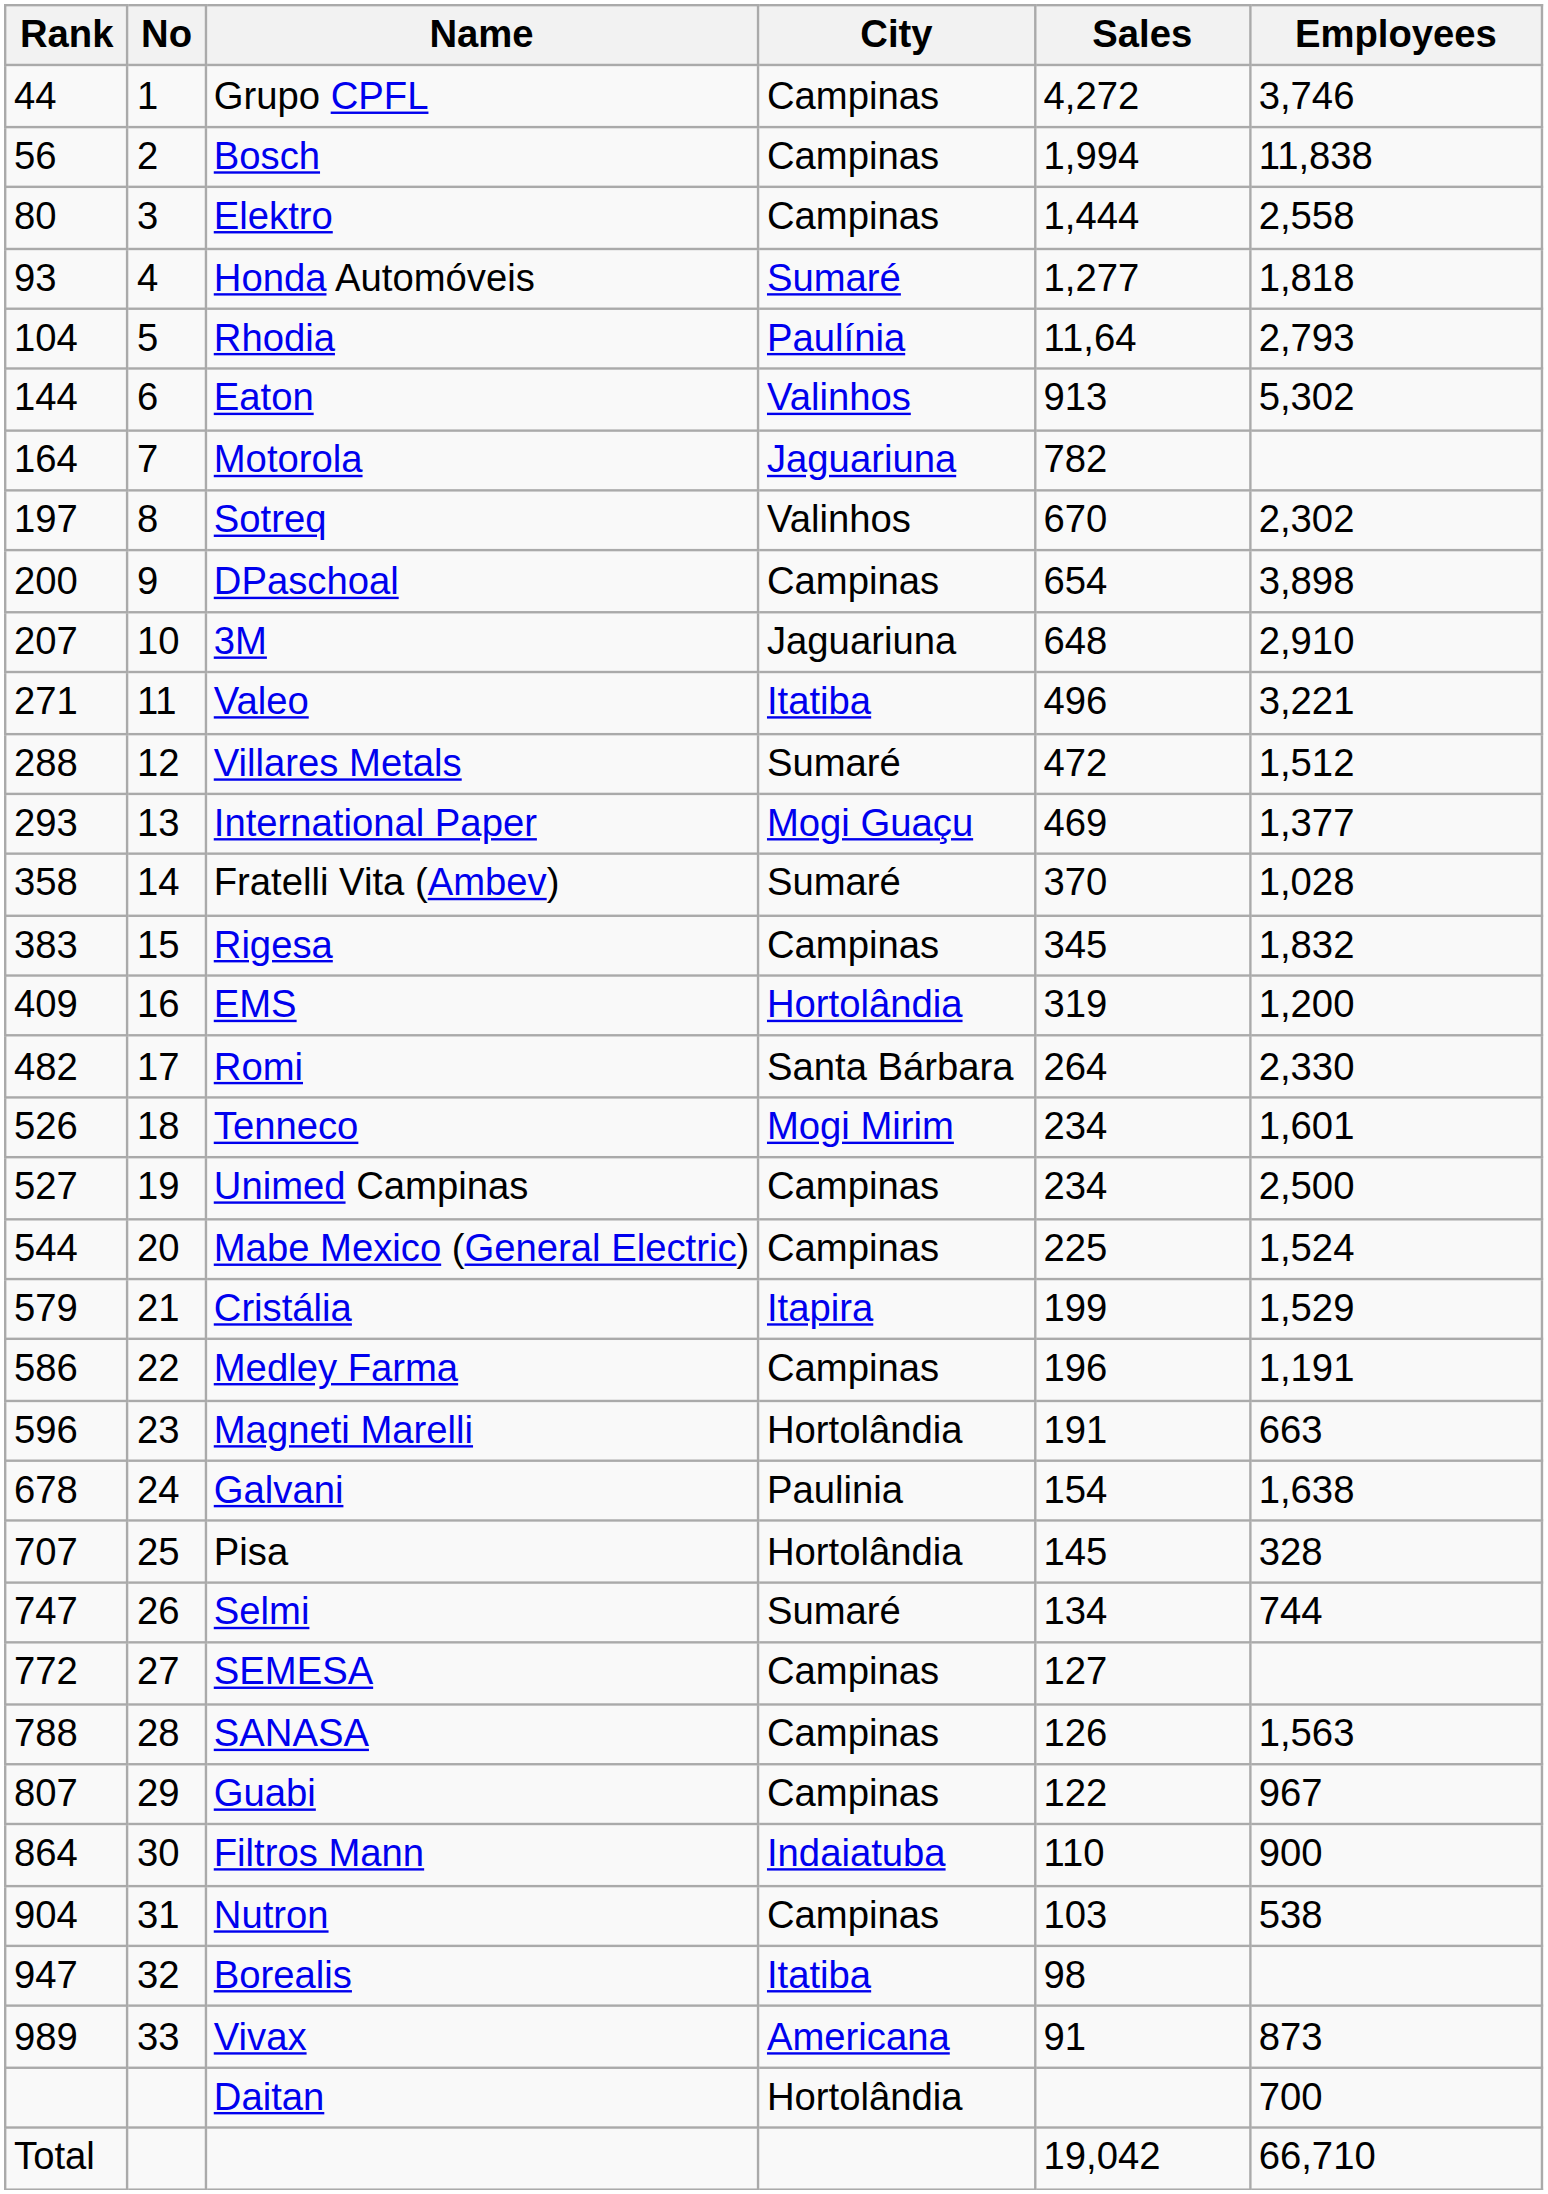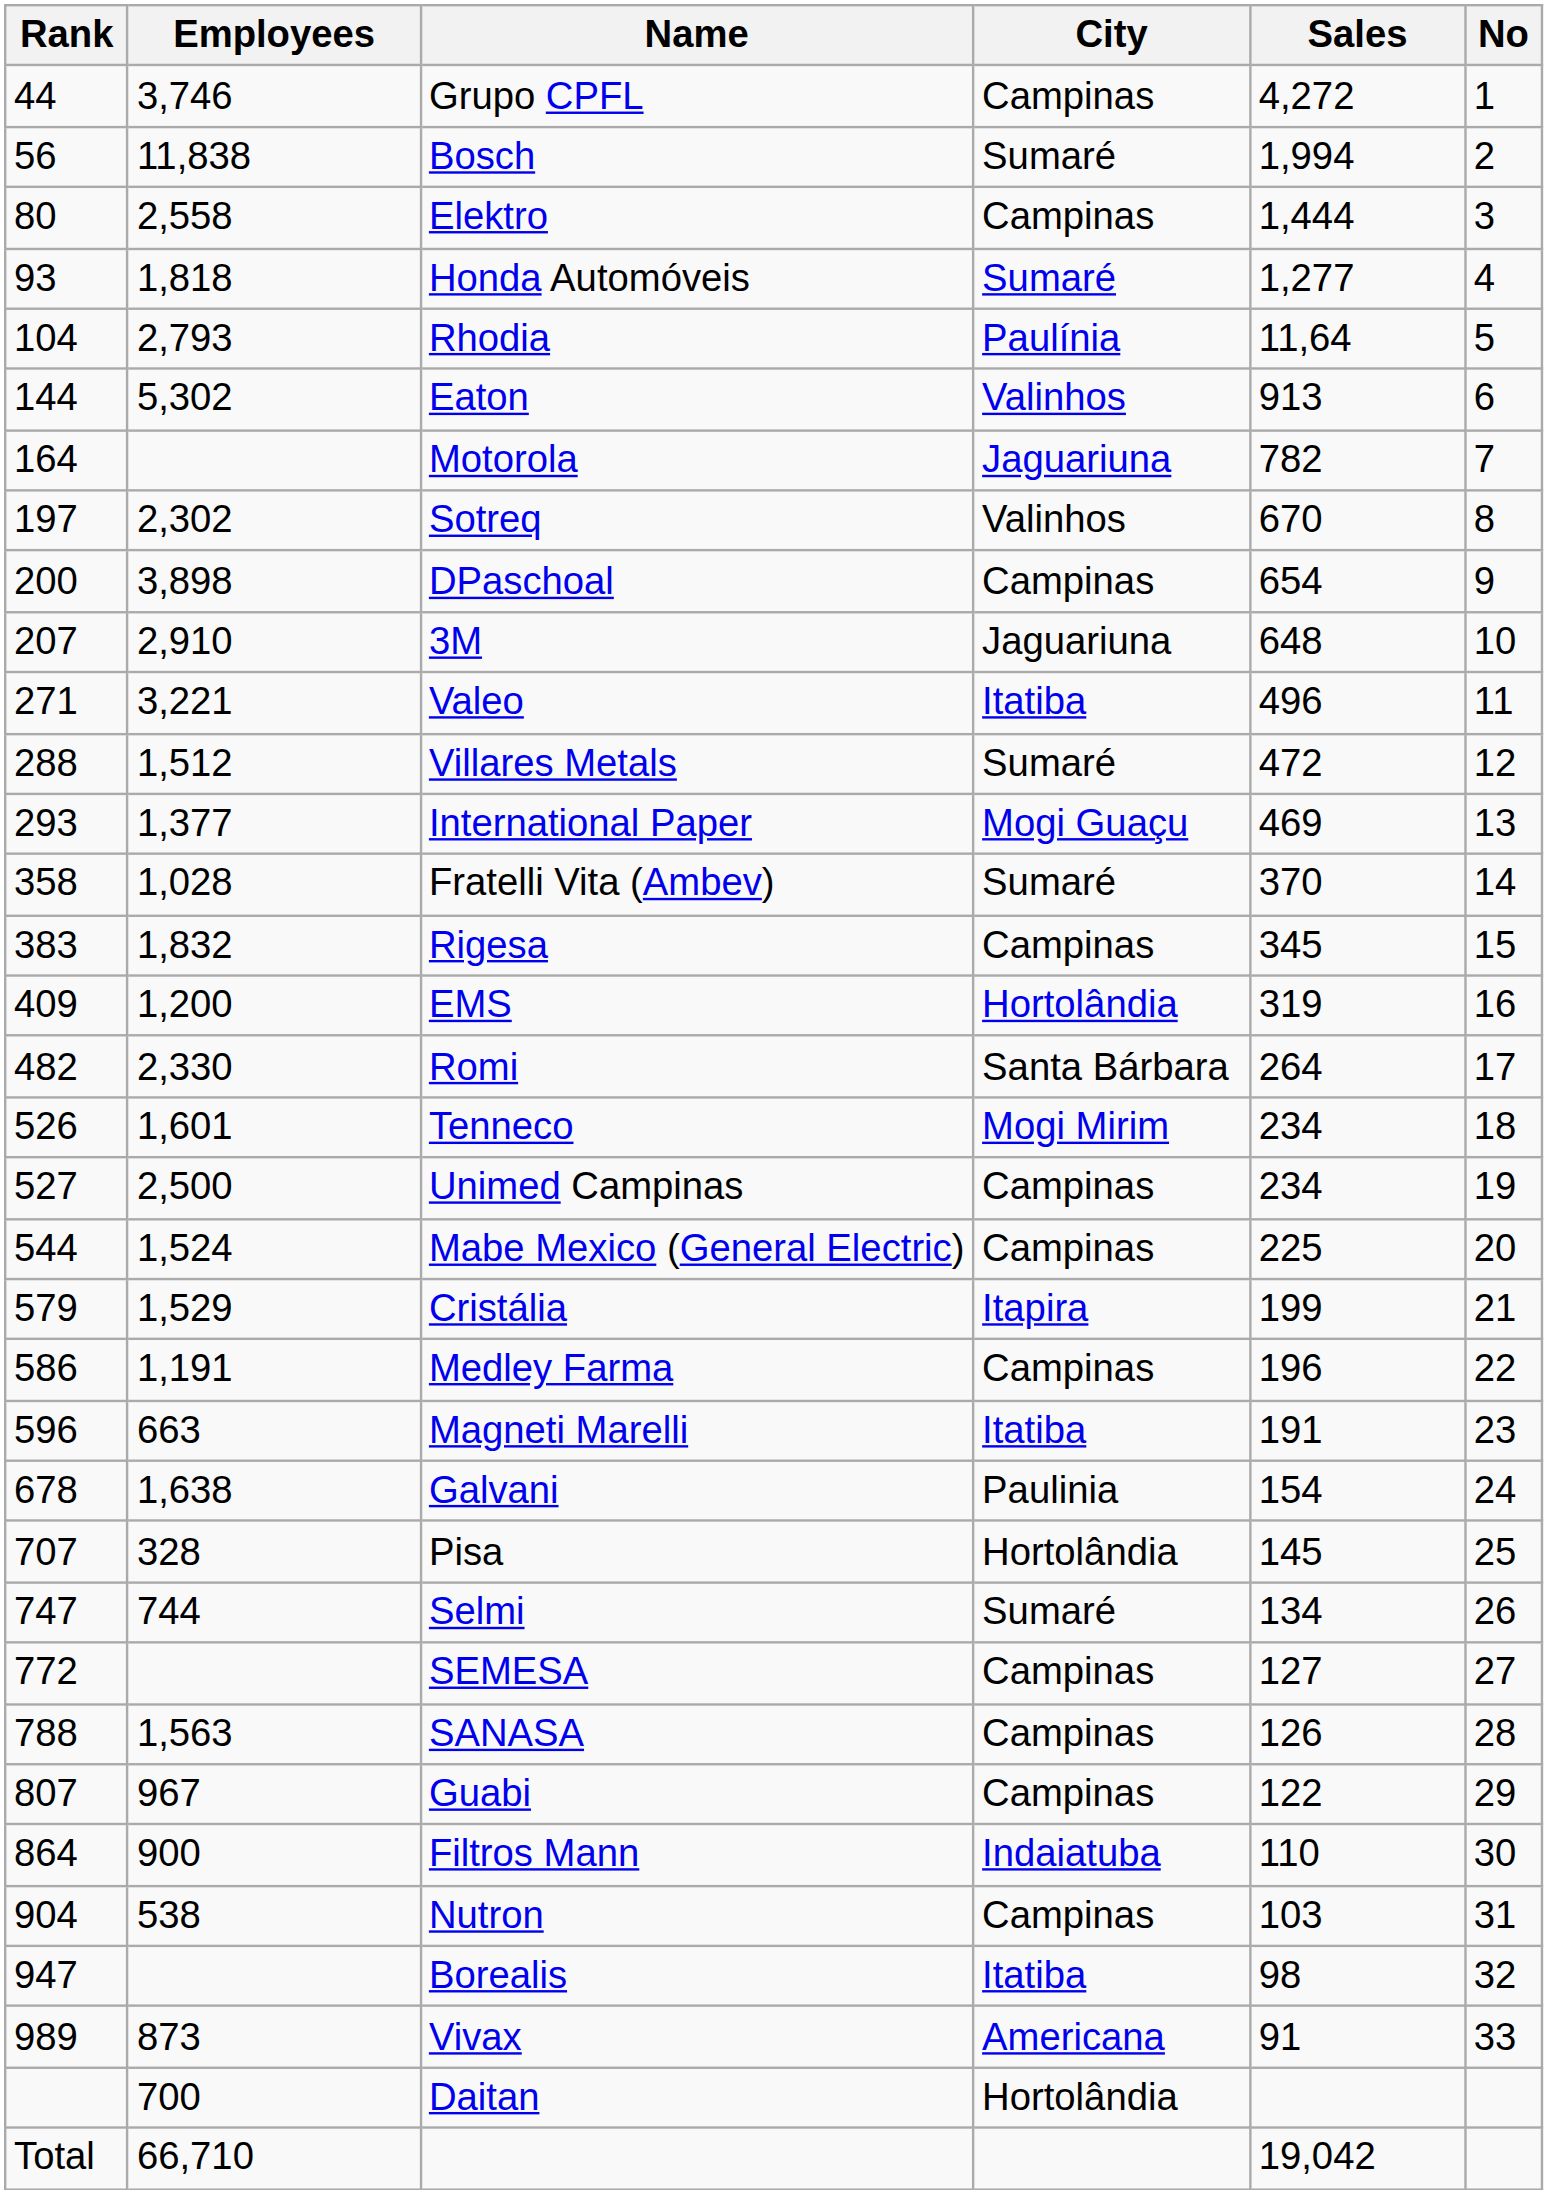columns swapped: (167, 34) <-> (1396, 34)
(853, 156) Campinas -> (1049, 156) Sumaré
(865, 1429) Hortolândia -> (1034, 1429) Itatiba
